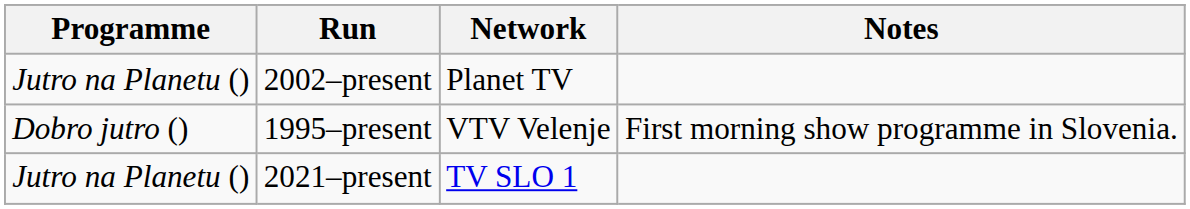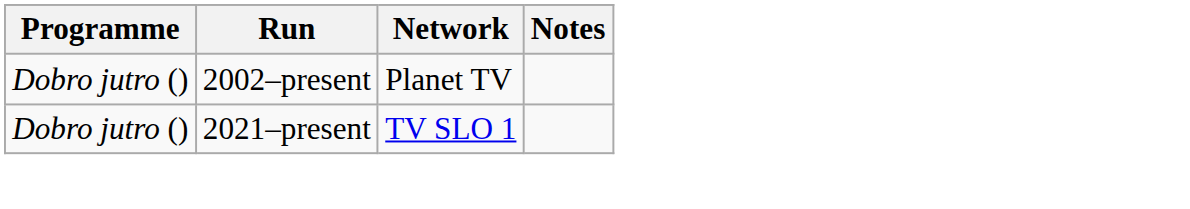(131, 78) Jutro na Planetu () -> (100, 78) Dobro jutro ()
- row: (348, 128)
(131, 177) Jutro na Planetu () -> (100, 128) Dobro jutro ()
